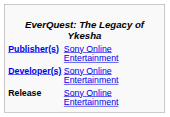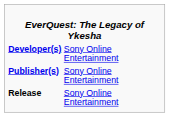rows swapped: (35, 70) <-> (34, 48)
